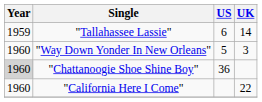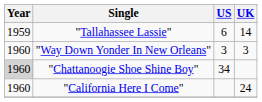(224, 50) 5 -> (224, 50) 3
(224, 69) 36 -> (224, 69) 34
(246, 87) 22 -> (246, 87) 24
